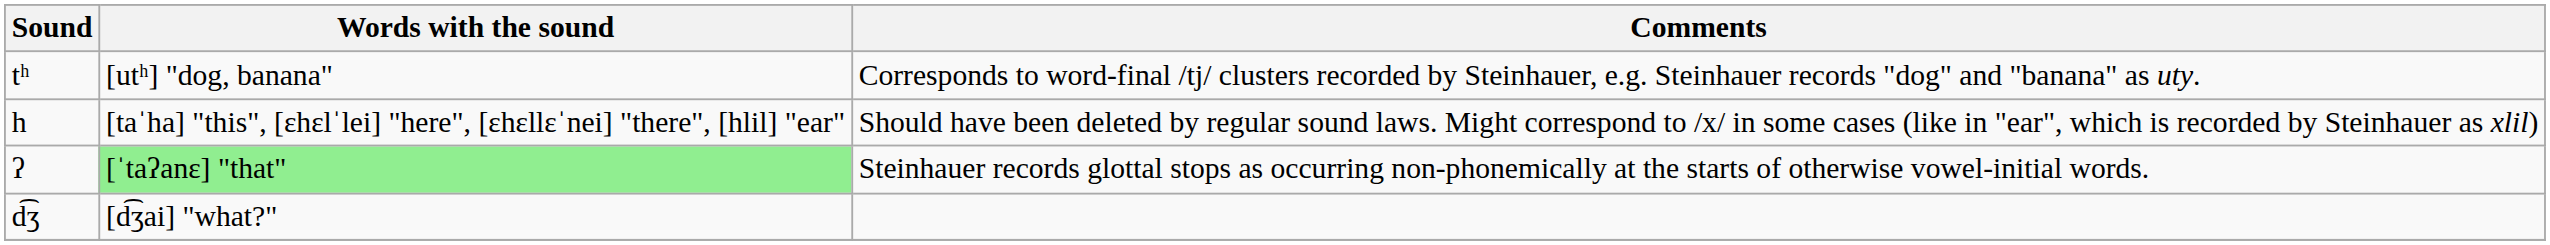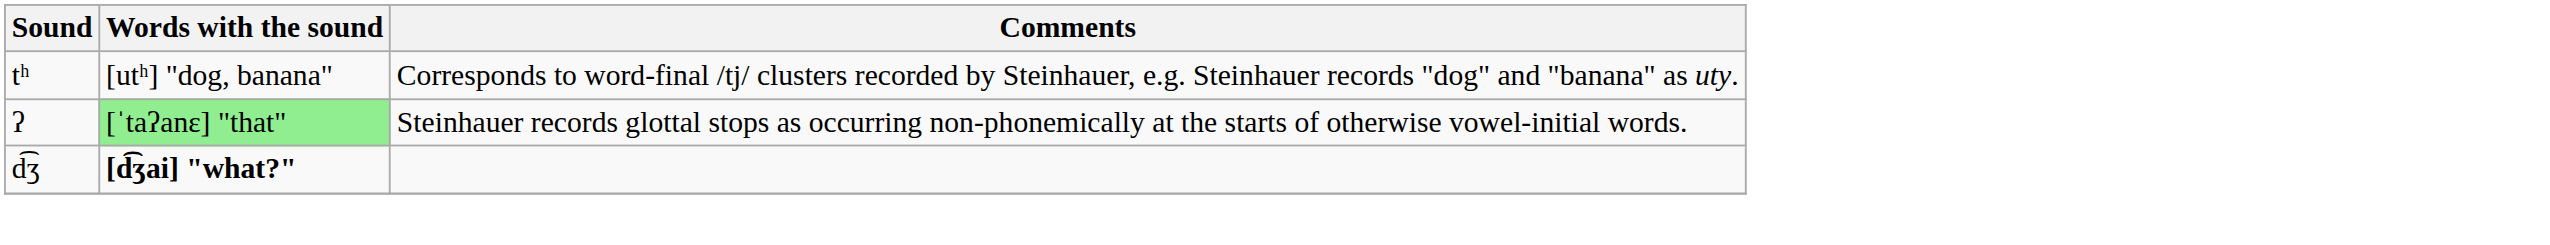- row: (19, 121)
(192, 215) normal -> (201, 168) bold
